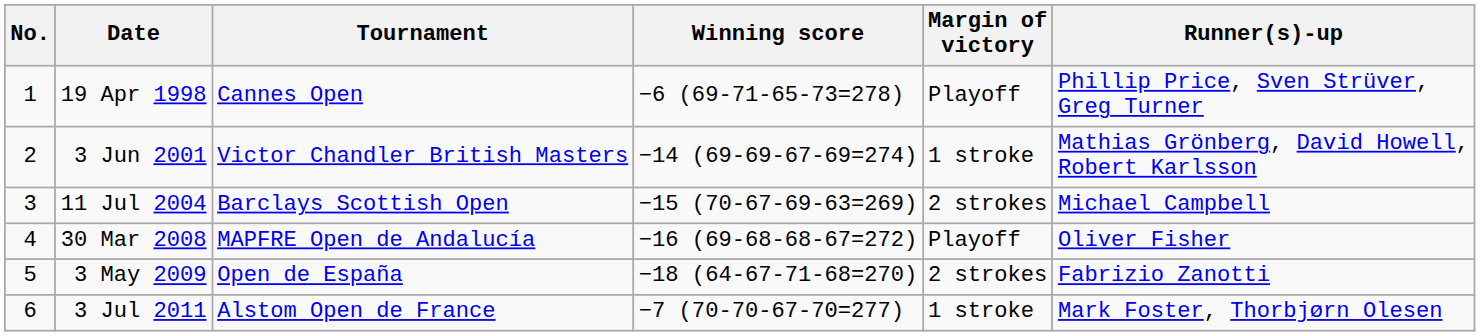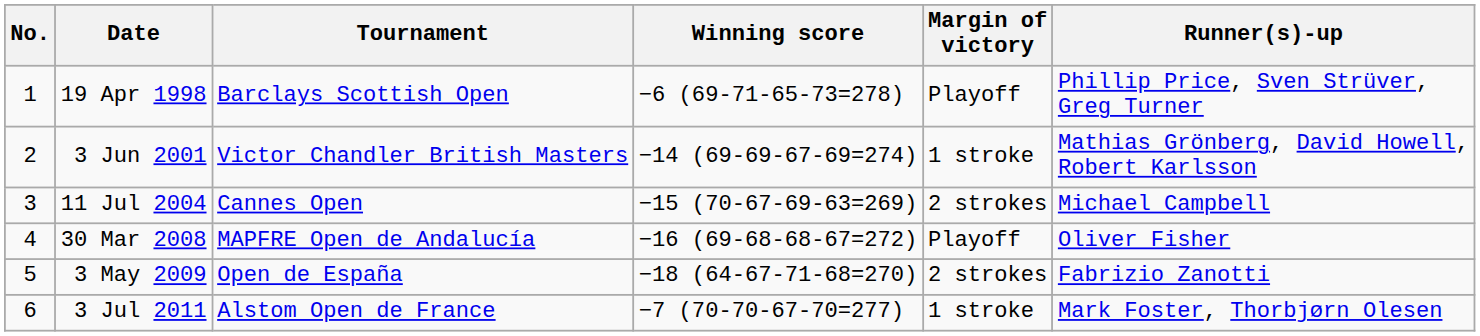(290, 96) Cannes Open -> (363, 96) Barclays Scottish Open
(363, 205) Barclays Scottish Open -> (290, 205) Cannes Open
